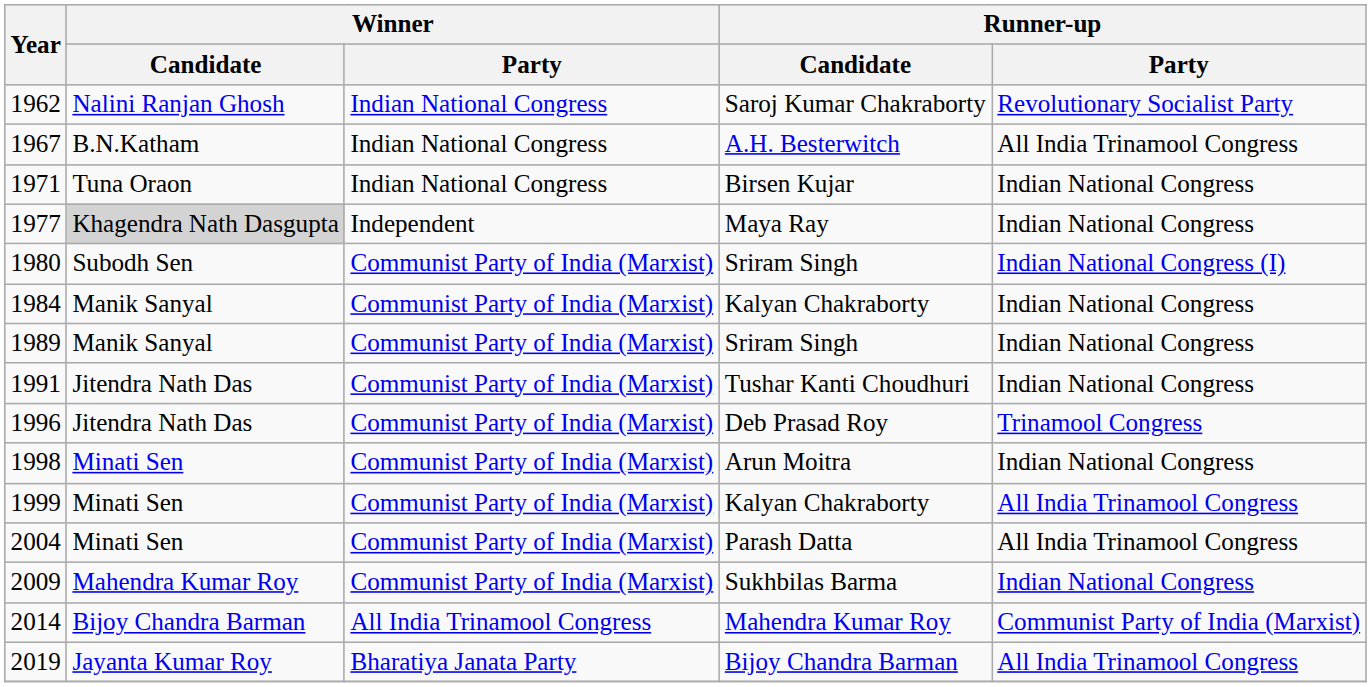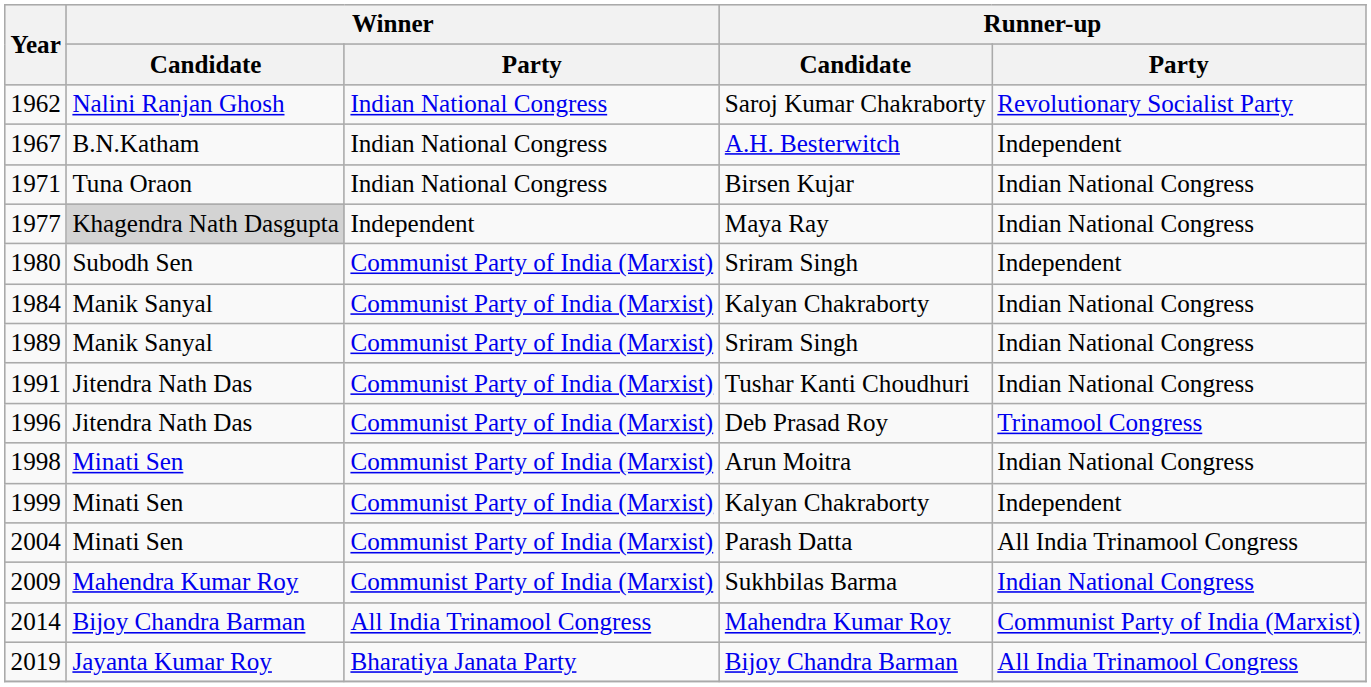(1148, 143) All India Trinamool Congress -> (1059, 143) Independent
(1141, 263) Indian National Congress (I) -> (1059, 263) Independent
(1148, 502) All India Trinamool Congress -> (1059, 502) Independent
